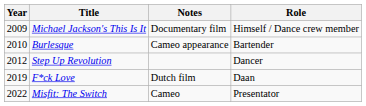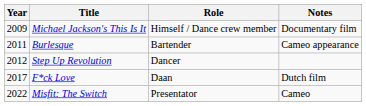columns swapped: (296, 12) <-> (190, 12)
(17, 45) 2010 -> (17, 45) 2011
(17, 77) 2019 -> (17, 77) 2017
